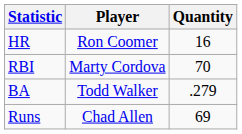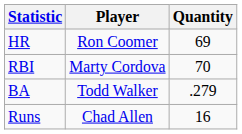(203, 41) 16 -> (203, 41) 69
(203, 116) 69 -> (203, 116) 16
